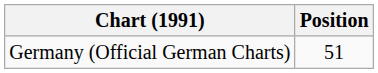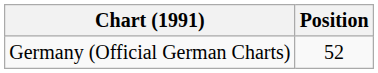(334, 52) 51 -> (334, 52) 52
